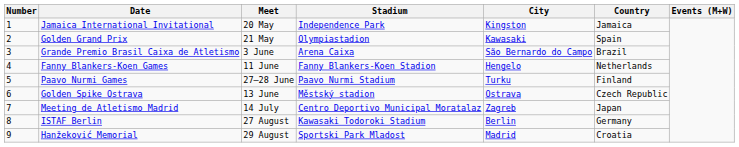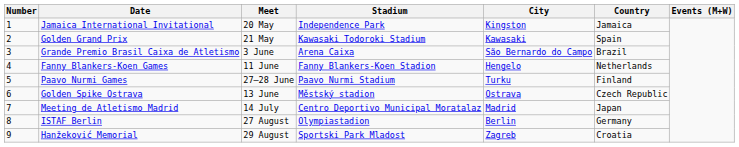(334, 39) Olympiastadion -> (362, 39) Kawasaki Todoroki Stadium
(501, 108) Zagreb -> (501, 108) Madrid
(362, 121) Kawasaki Todoroki Stadium -> (334, 121) Olympiastadion
(501, 135) Madrid -> (501, 135) Zagreb
